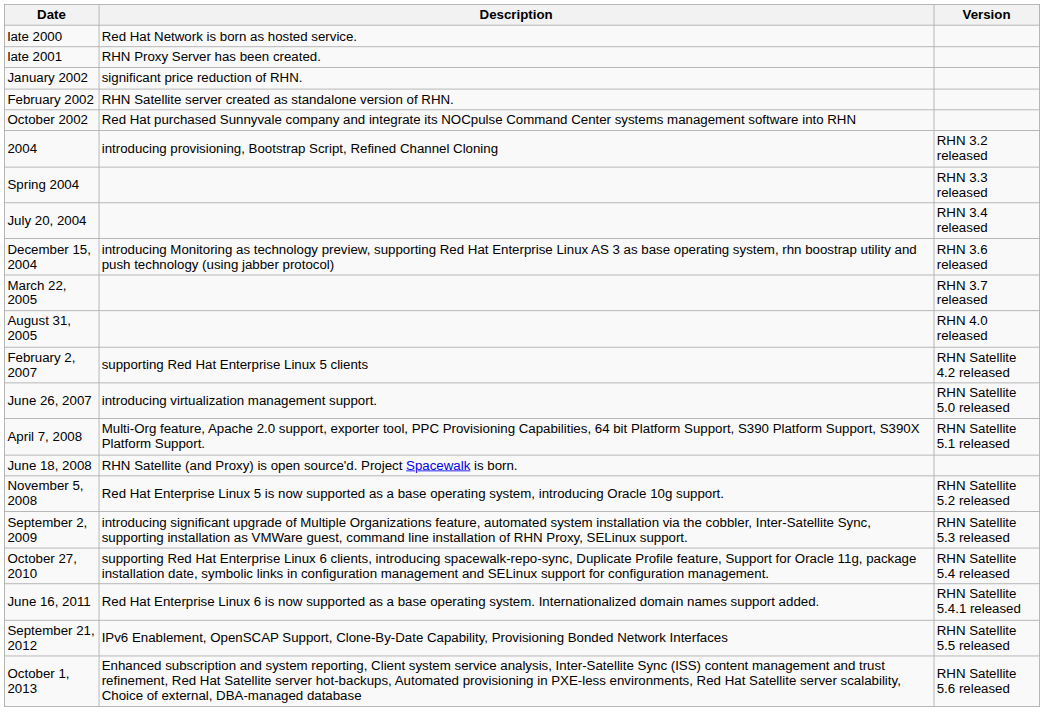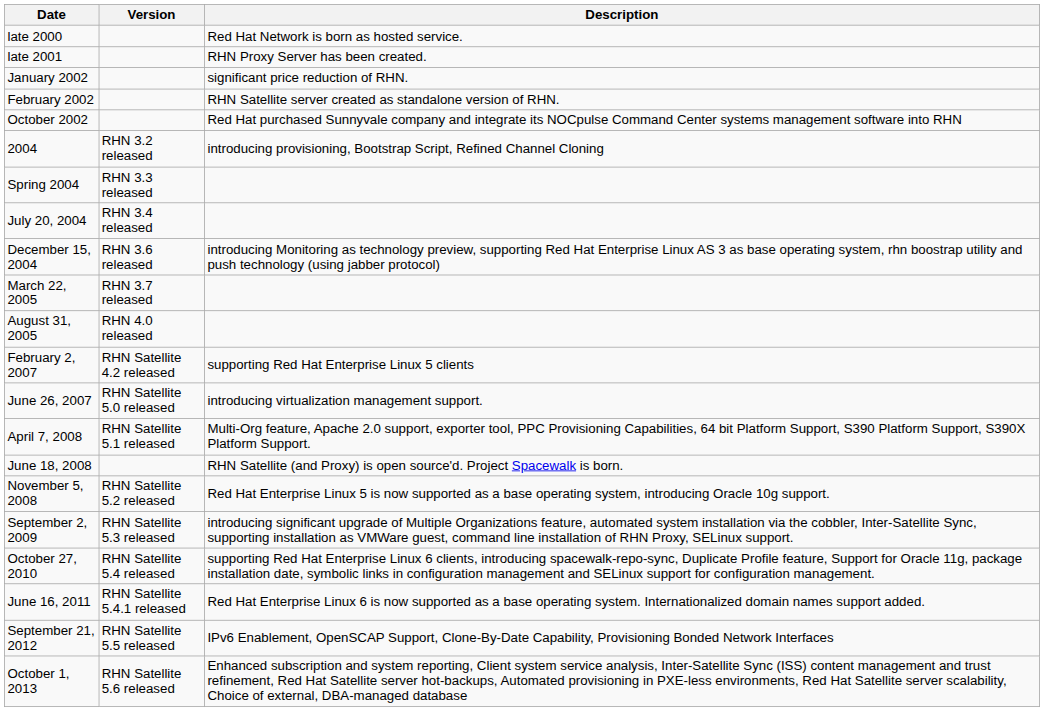columns swapped: (987, 15) <-> (516, 15)
